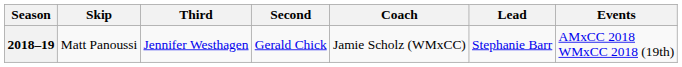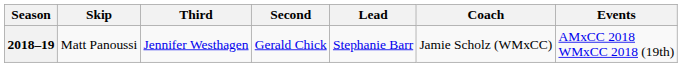columns swapped: (512, 15) <-> (399, 15)
